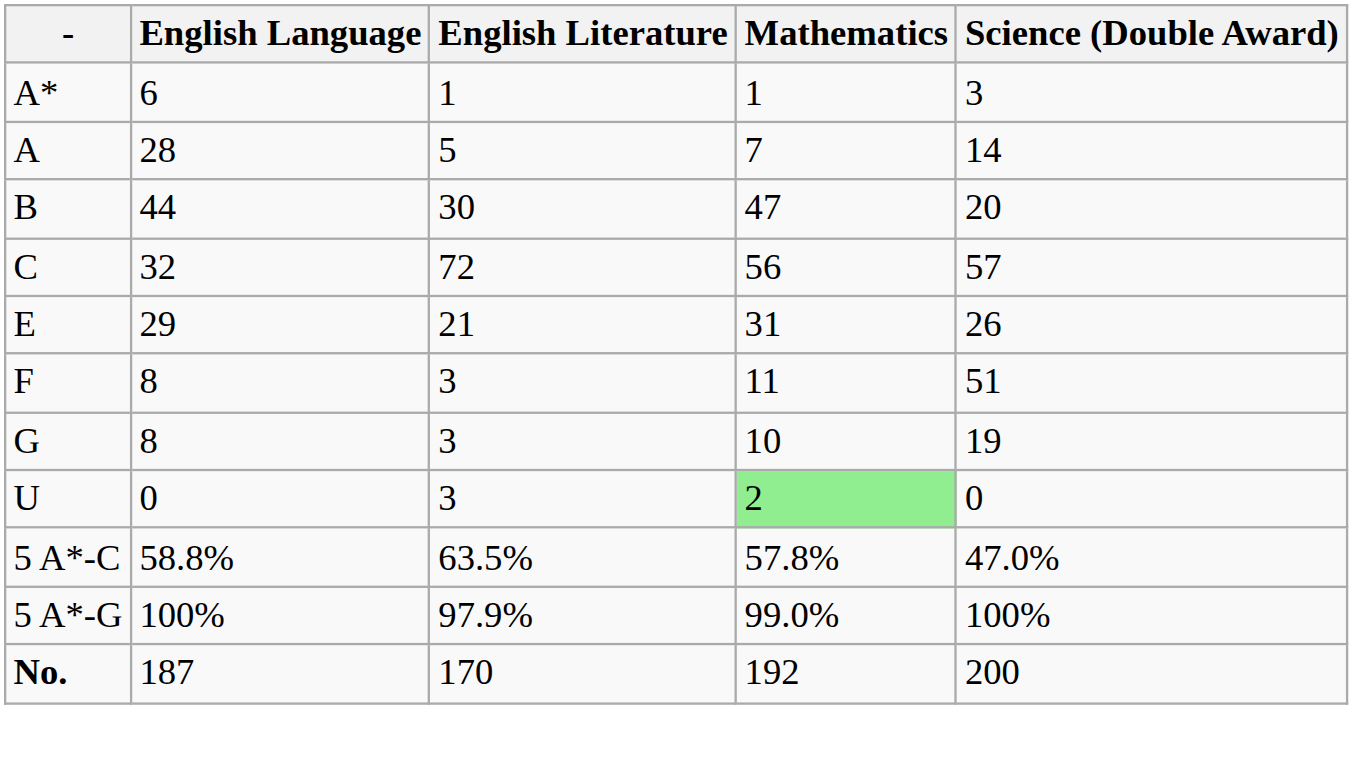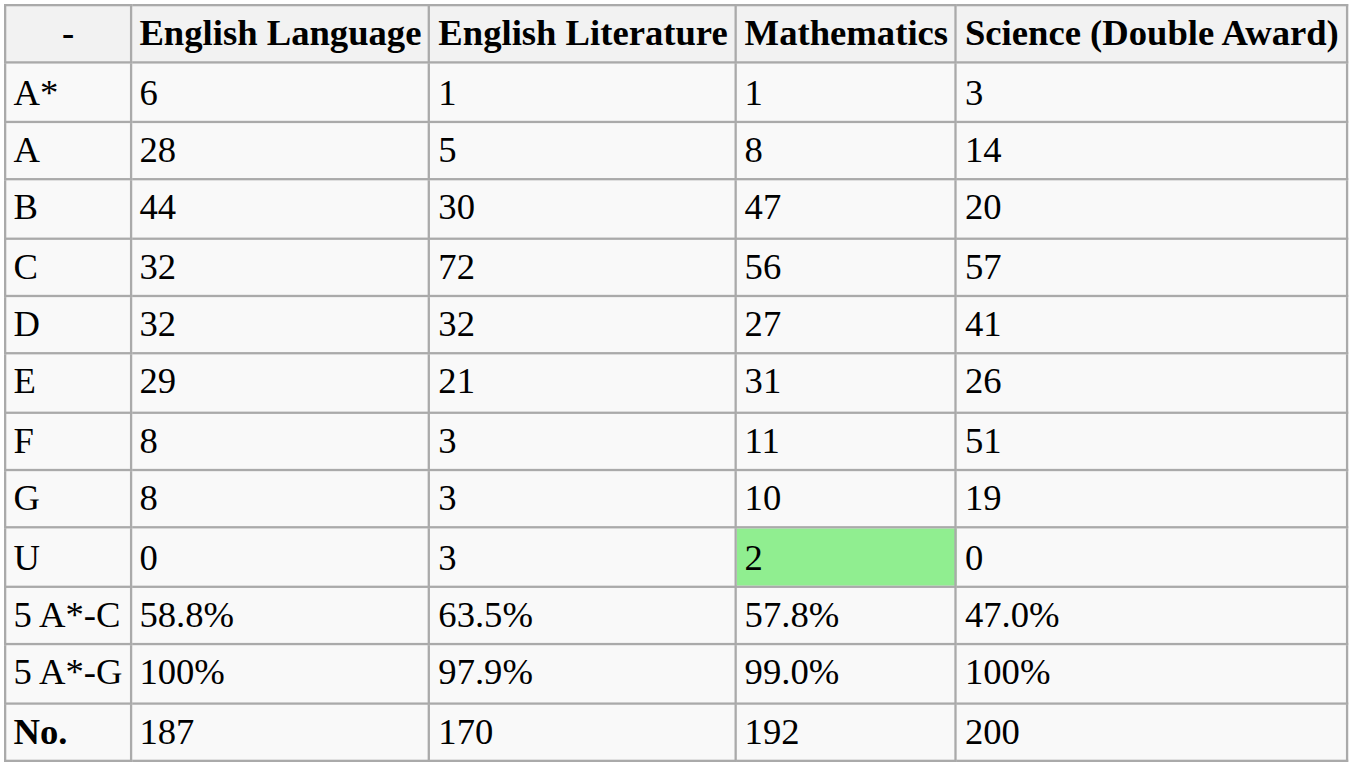(754, 149) 7 -> (754, 149) 8
+ row: (27, 324)
